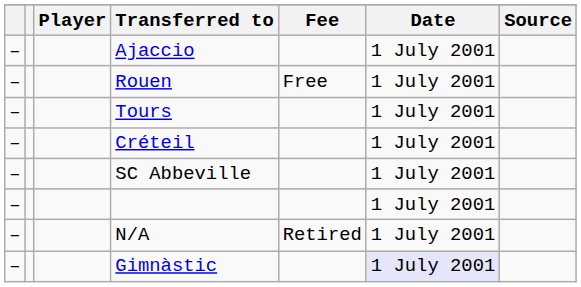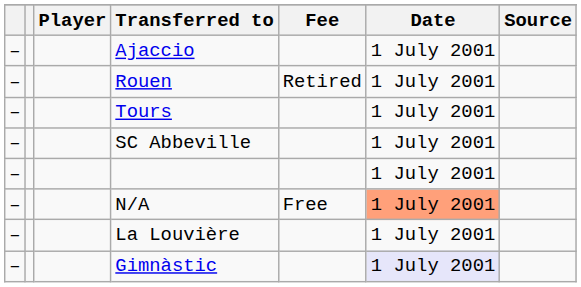(305, 82) Free -> (322, 82) Retired
- row: (155, 143)
(322, 235) Retired -> (305, 204) Free
(433, 235) no background -> (433, 204) lightsalmon background
+ row: (178, 235)
